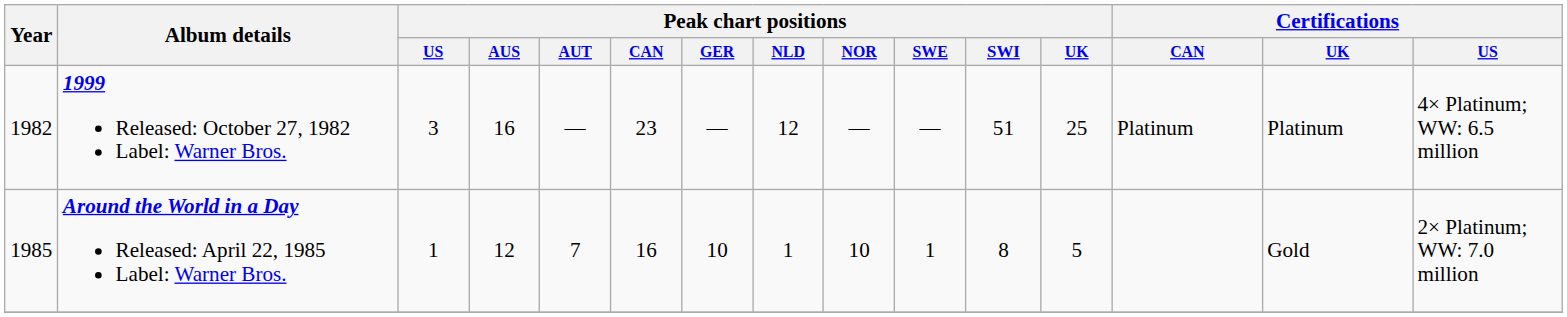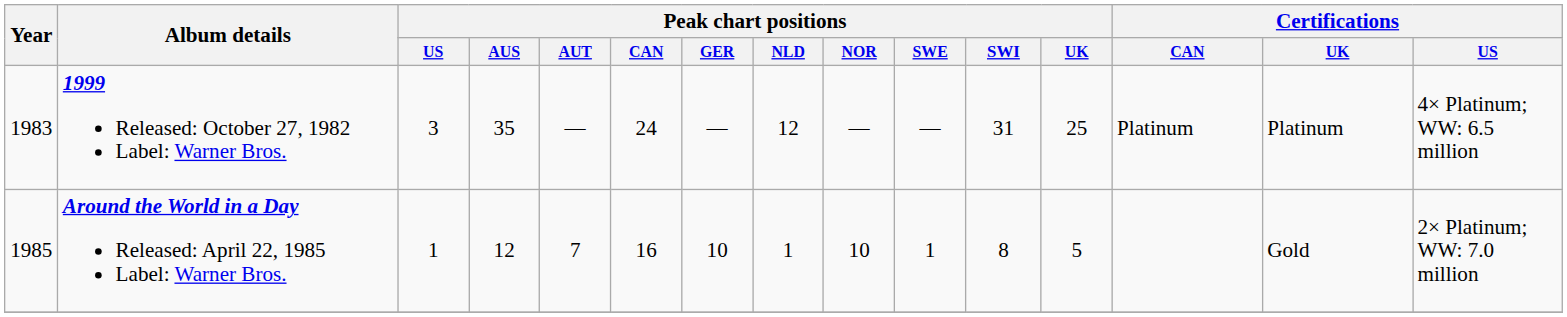(31, 127) 1982 -> (31, 127) 1983
(504, 127) 16 -> (504, 127) 35
(646, 127) 23 -> (646, 127) 24
(1003, 127) 51 -> (1003, 127) 31
